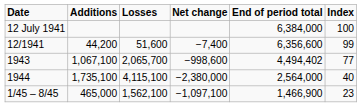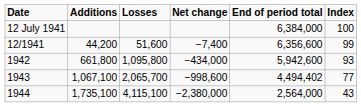+ row: (19, 61)
(348, 77) 40 -> (348, 94) 43
- row: (33, 94)
